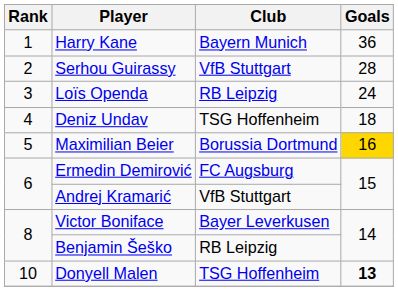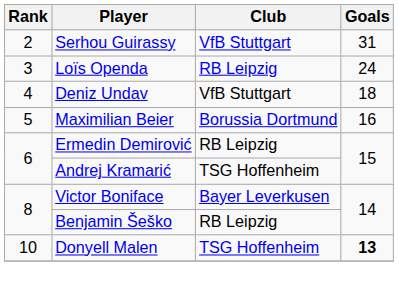- row: (96, 42)
(367, 68) 28 -> (367, 42) 31
(259, 119) TSG Hoffenheim -> (245, 94) VfB Stuttgart
(367, 145) gold background -> (367, 119) no background
(246, 171) FC Augsburg -> (238, 145) RB Leipzig
(245, 196) VfB Stuttgart -> (259, 171) TSG Hoffenheim
